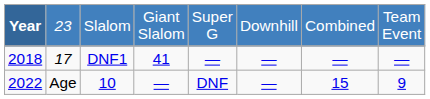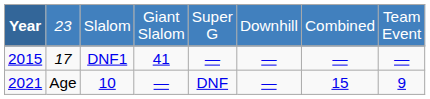(25, 58) 2018 -> (25, 58) 2015
(25, 83) 2022 -> (25, 83) 2021
